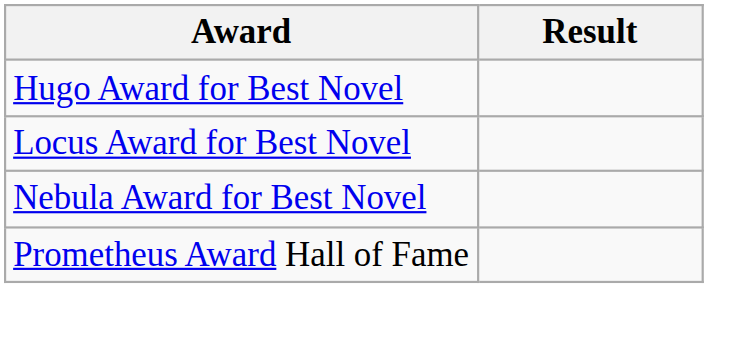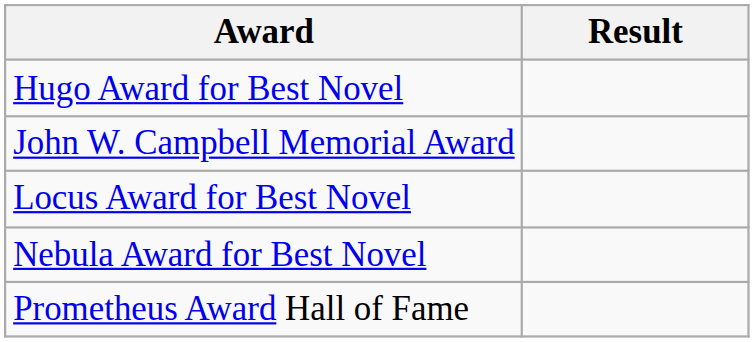+ row: (264, 142)
